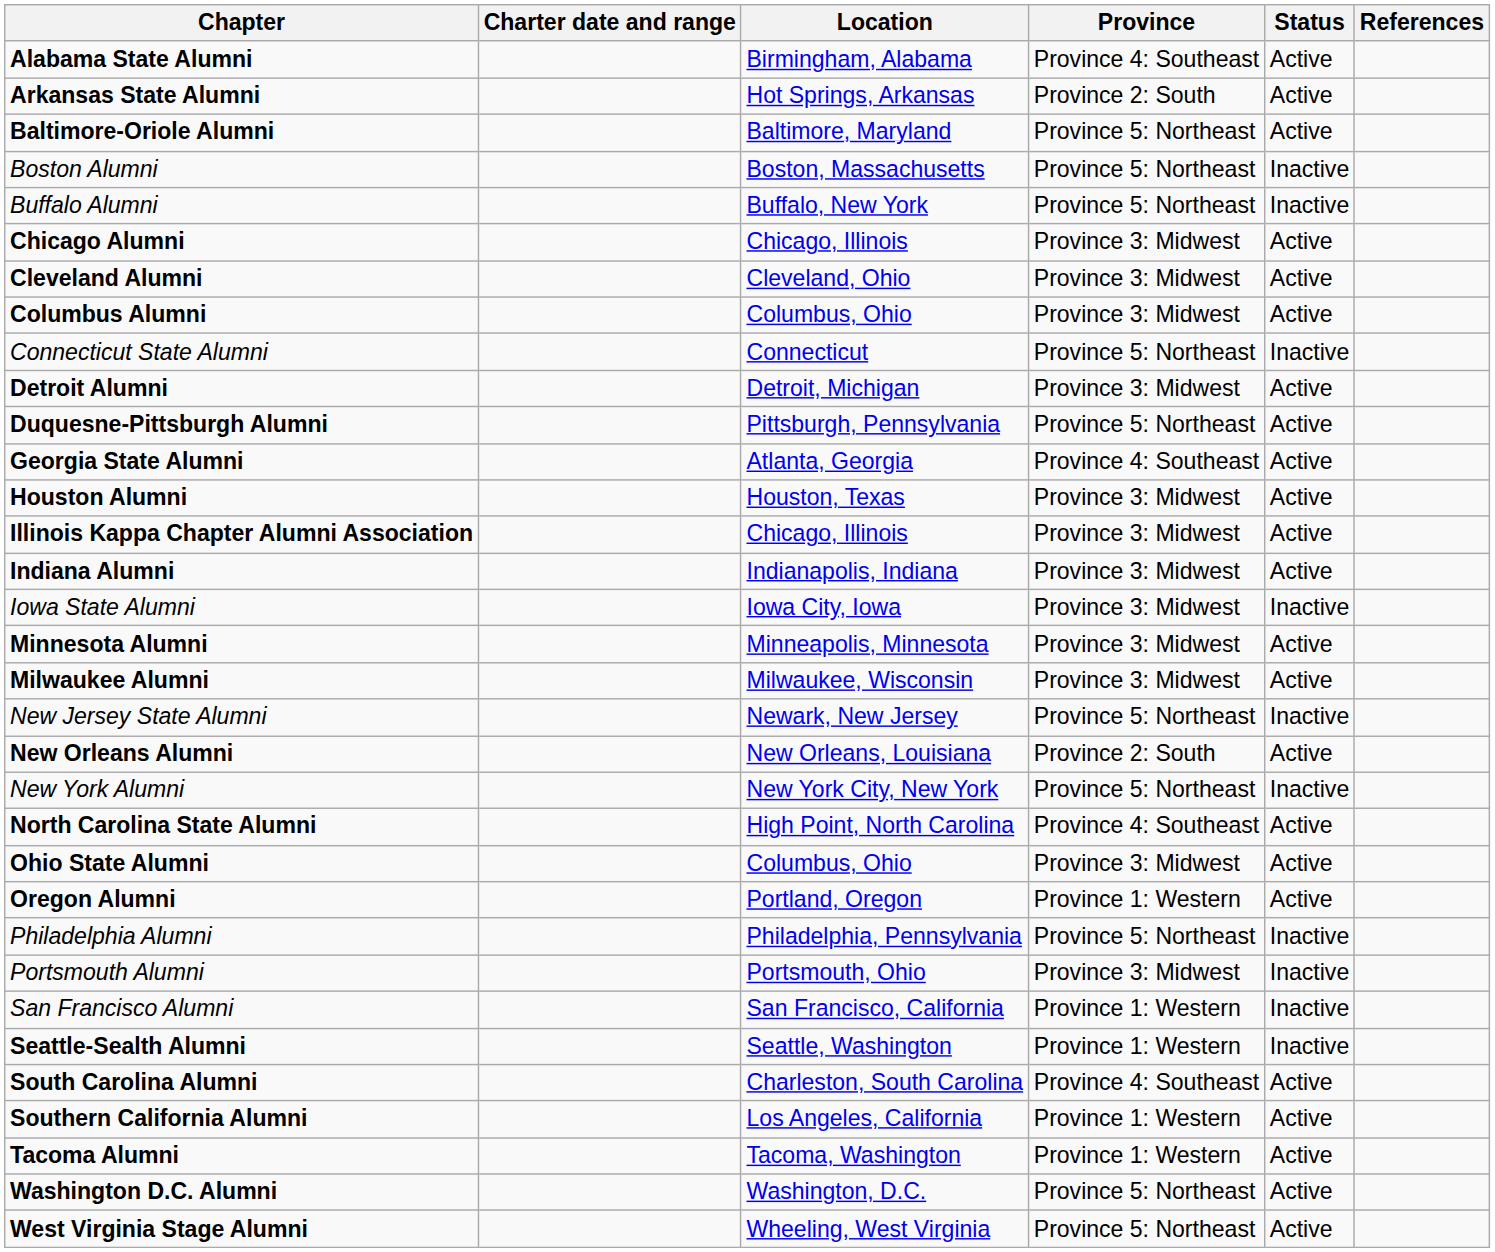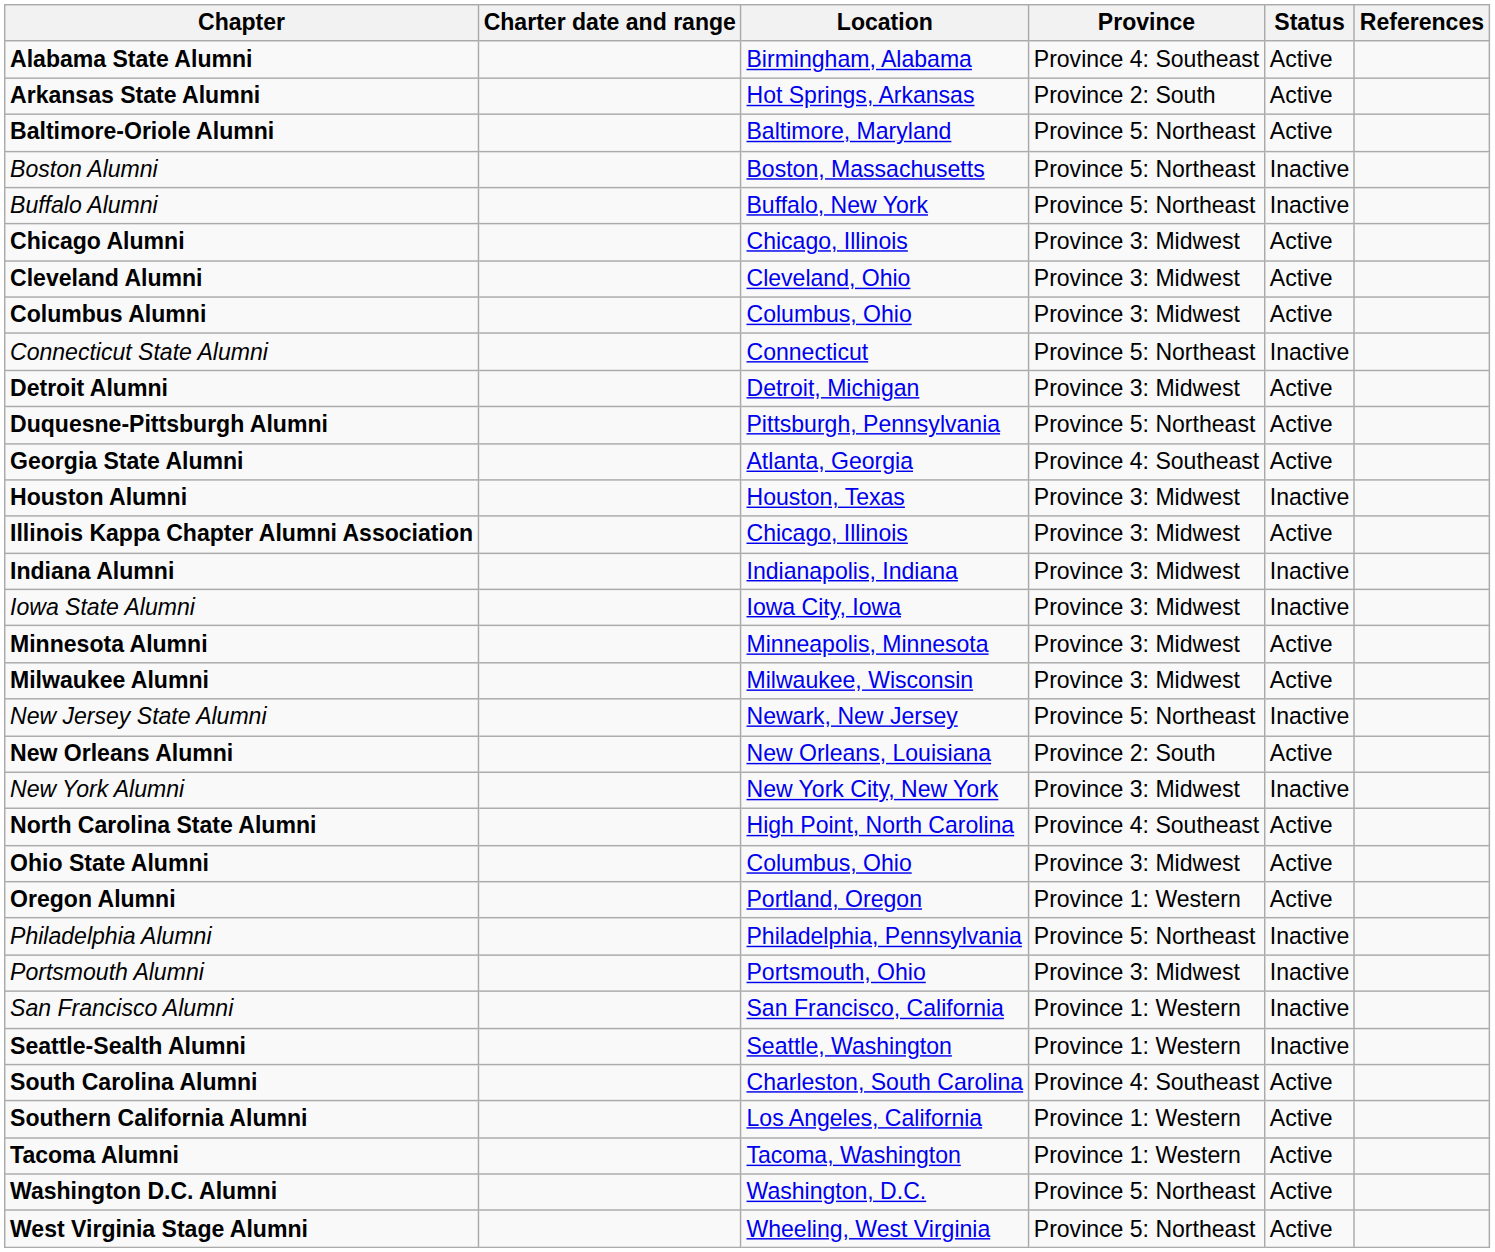(1301, 497) Active -> (1310, 497) Inactive
(1301, 570) Active -> (1310, 570) Inactive
(1145, 790) Province 5: Northeast -> (1137, 790) Province 3: Midwest
